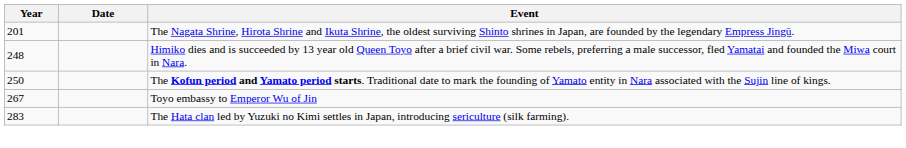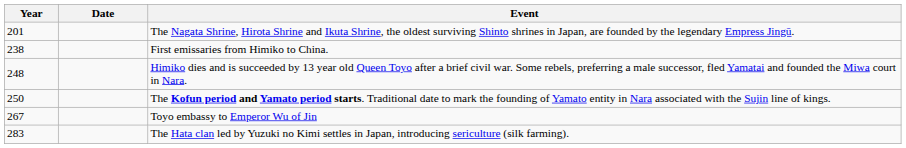+ row: (239, 49)
